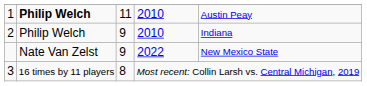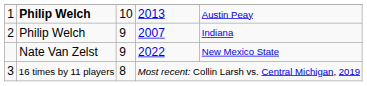(125, 14) 11 -> (126, 14) 10
(151, 14) 2010 -> (151, 14) 2013
(151, 33) 2010 -> (151, 33) 2007
